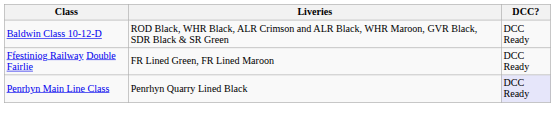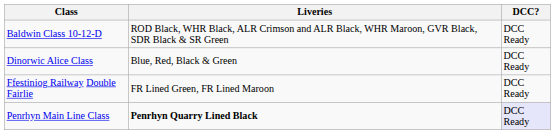+ row: (50, 61)
(189, 88) normal -> (194, 116) bold
